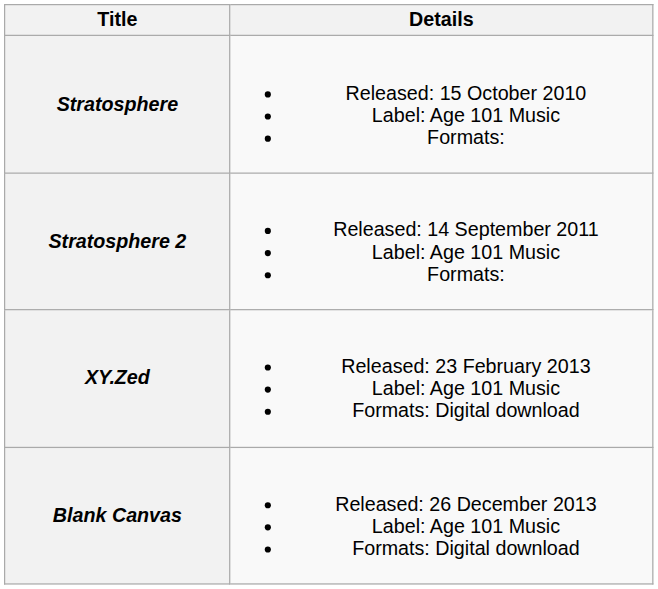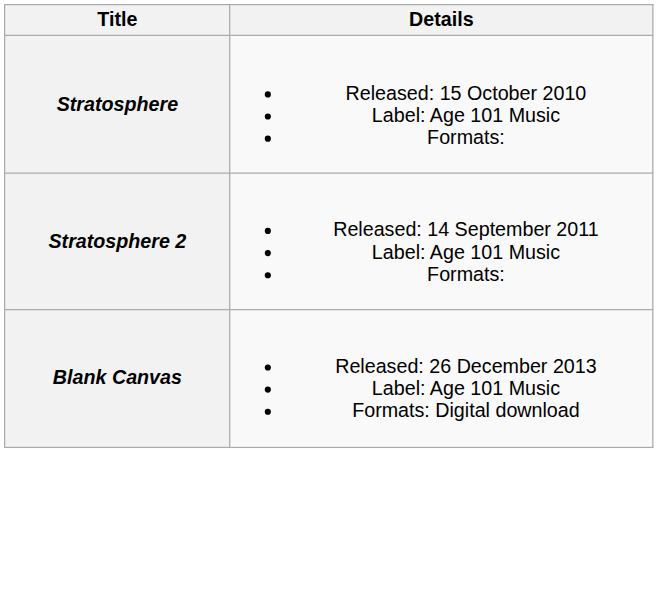- row: (117, 378)
